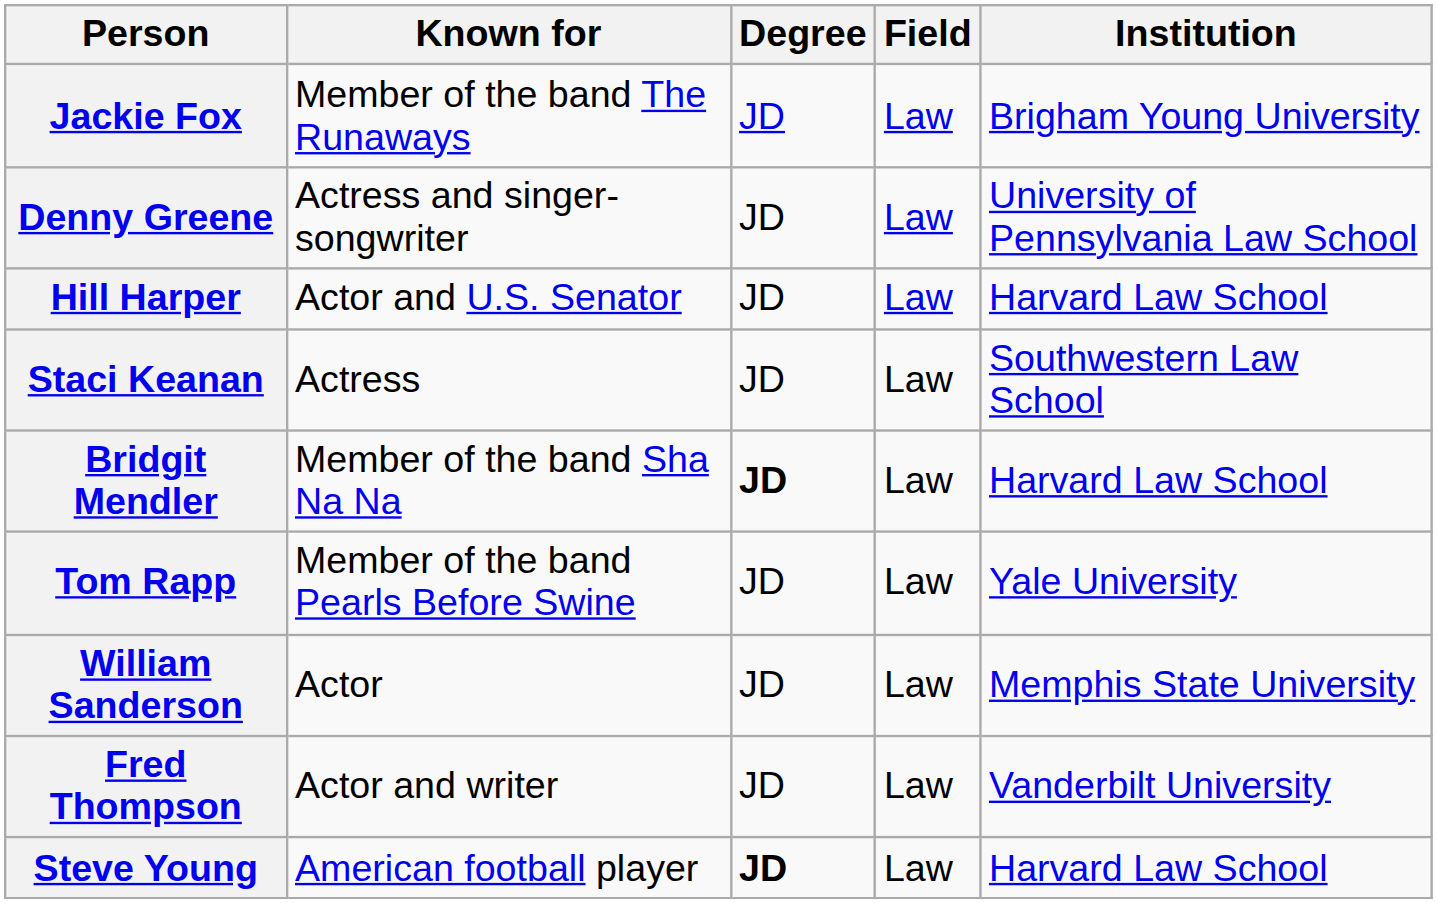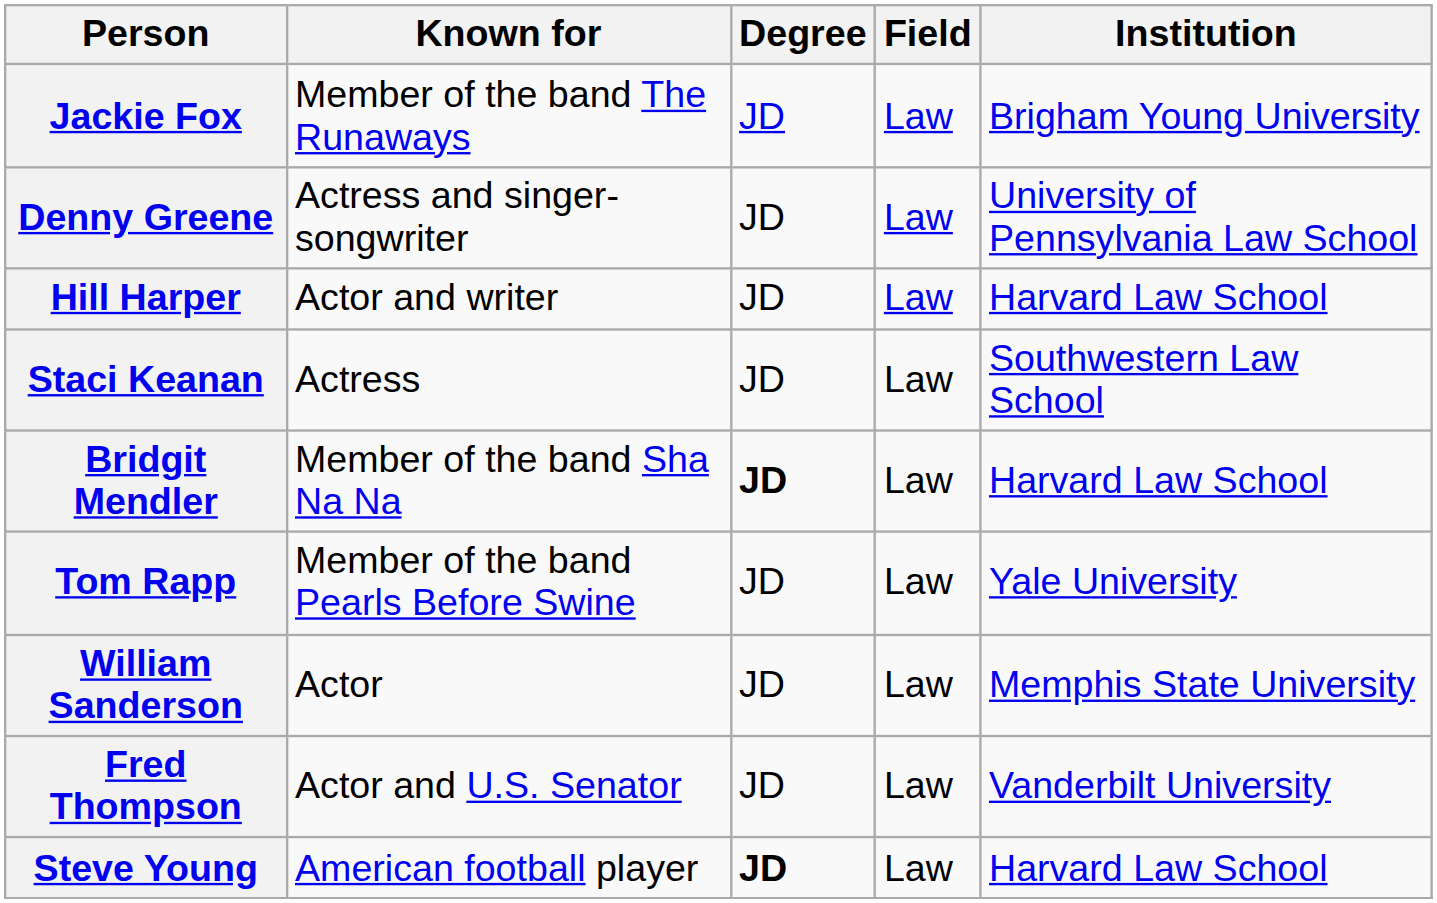(488, 297) Actor and U.S. Senator -> (427, 297) Actor and writer
(427, 786) Actor and writer -> (488, 786) Actor and U.S. Senator
